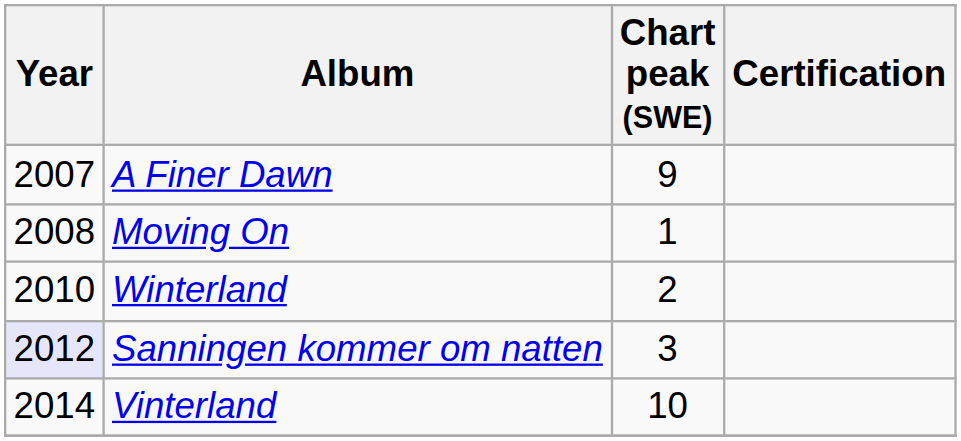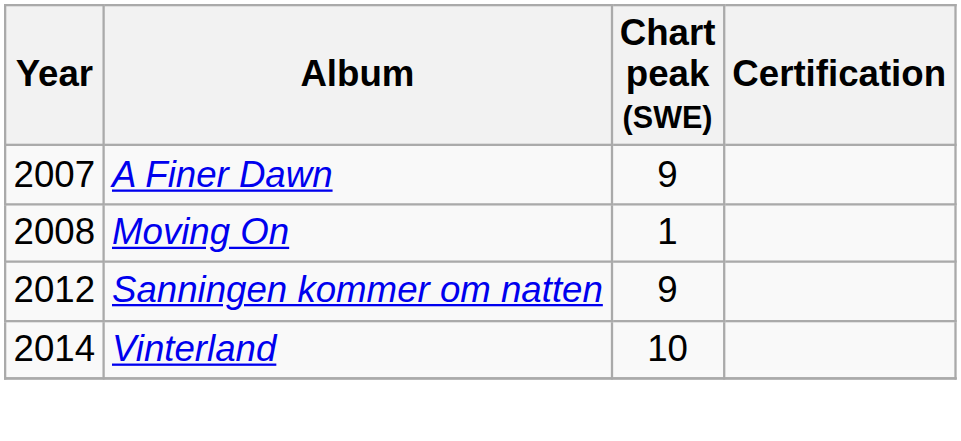- row: (199, 290)
(54, 348) lavender background -> (54, 290) no background
(668, 348) 3 -> (668, 290) 9
